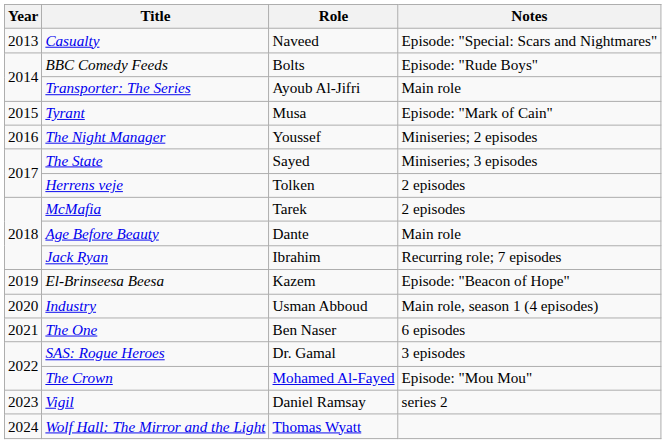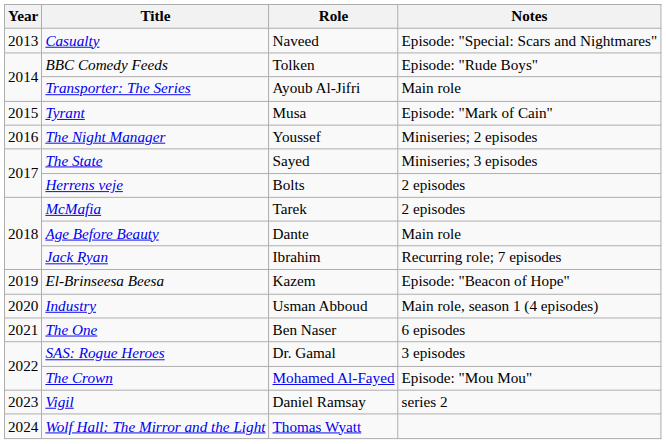(289, 64) Bolts -> (294, 64) Tolken
(294, 185) Tolken -> (289, 185) Bolts
